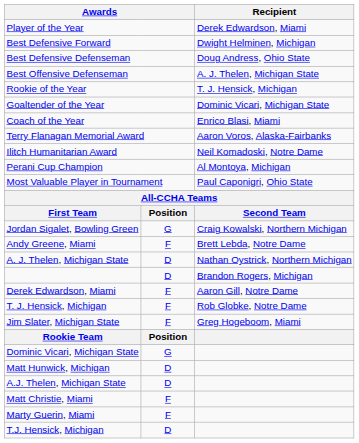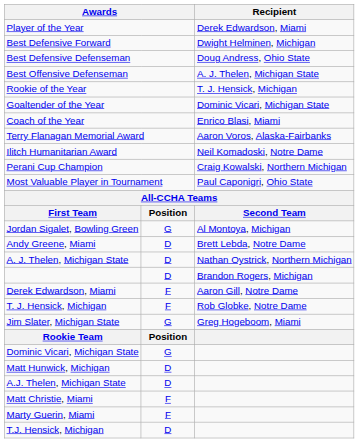(244, 167) Al Montoya, Michigan -> (272, 167) Craig Kowalski, Northern Michigan
(272, 228) Craig Kowalski, Northern Michigan -> (244, 228) Al Montoya, Michigan
(168, 244) F -> (168, 244) D
(168, 321) F -> (168, 321) G
